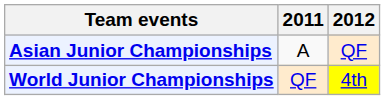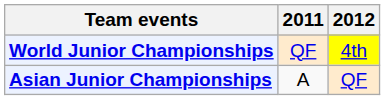rows swapped: (141, 50) <-> (141, 80)
